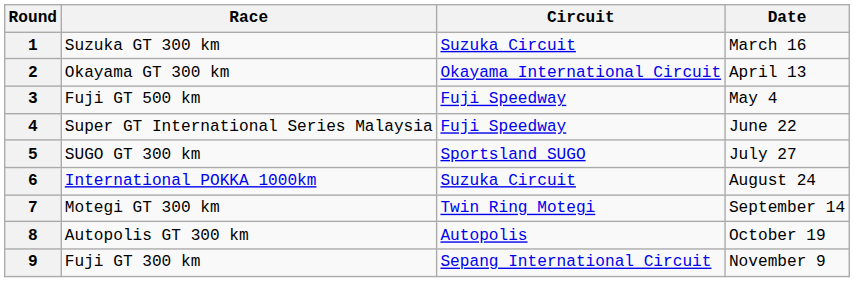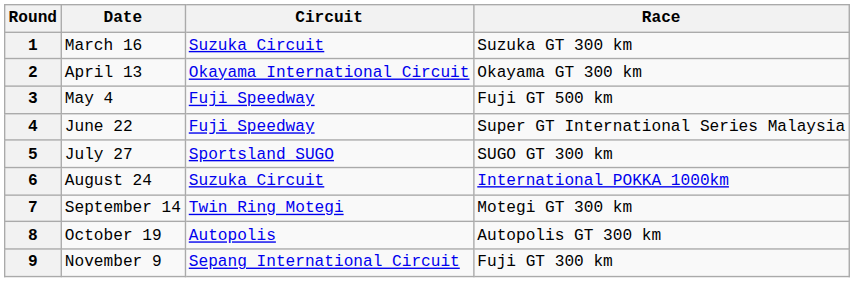columns swapped: (249, 18) <-> (787, 18)
